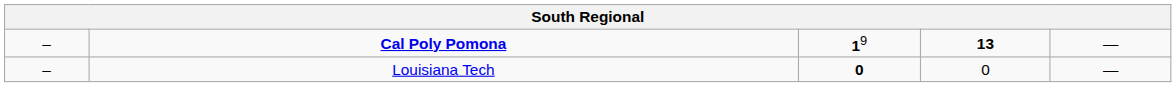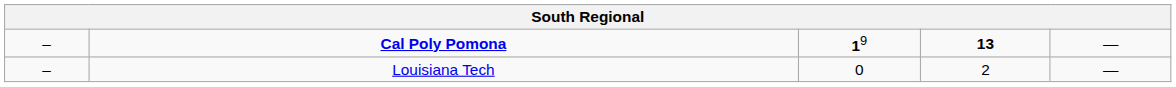(859, 70) bold -> (859, 70) normal
(985, 70) 0 -> (985, 70) 2
